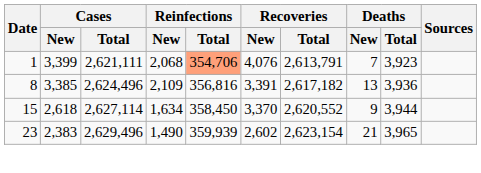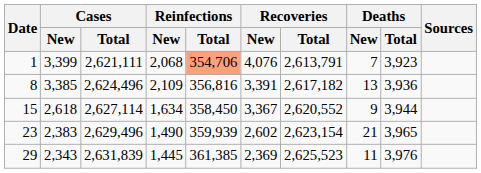(261, 109) 3,370 -> (261, 109) 3,367
+ row: (30, 156)
